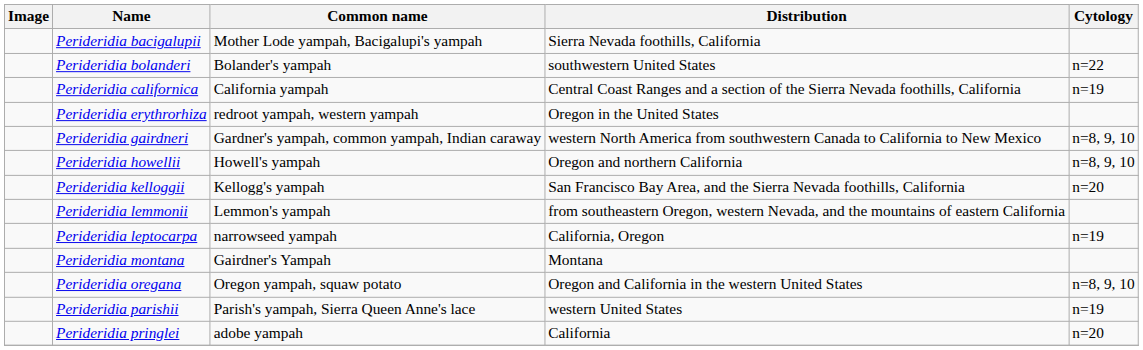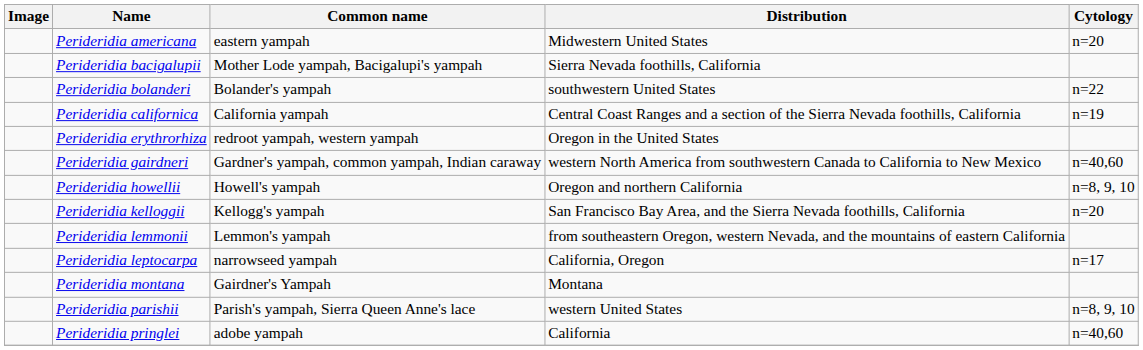+ row: (126, 41)
(1103, 138) n=8, 9, 10 -> (1098, 162) n=40,60
(1088, 235) n=19 -> (1088, 260) n=17
- row: (119, 284)
(1088, 308) n=19 -> (1103, 308) n=8, 9, 10
(1088, 333) n=20 -> (1098, 333) n=40,60
